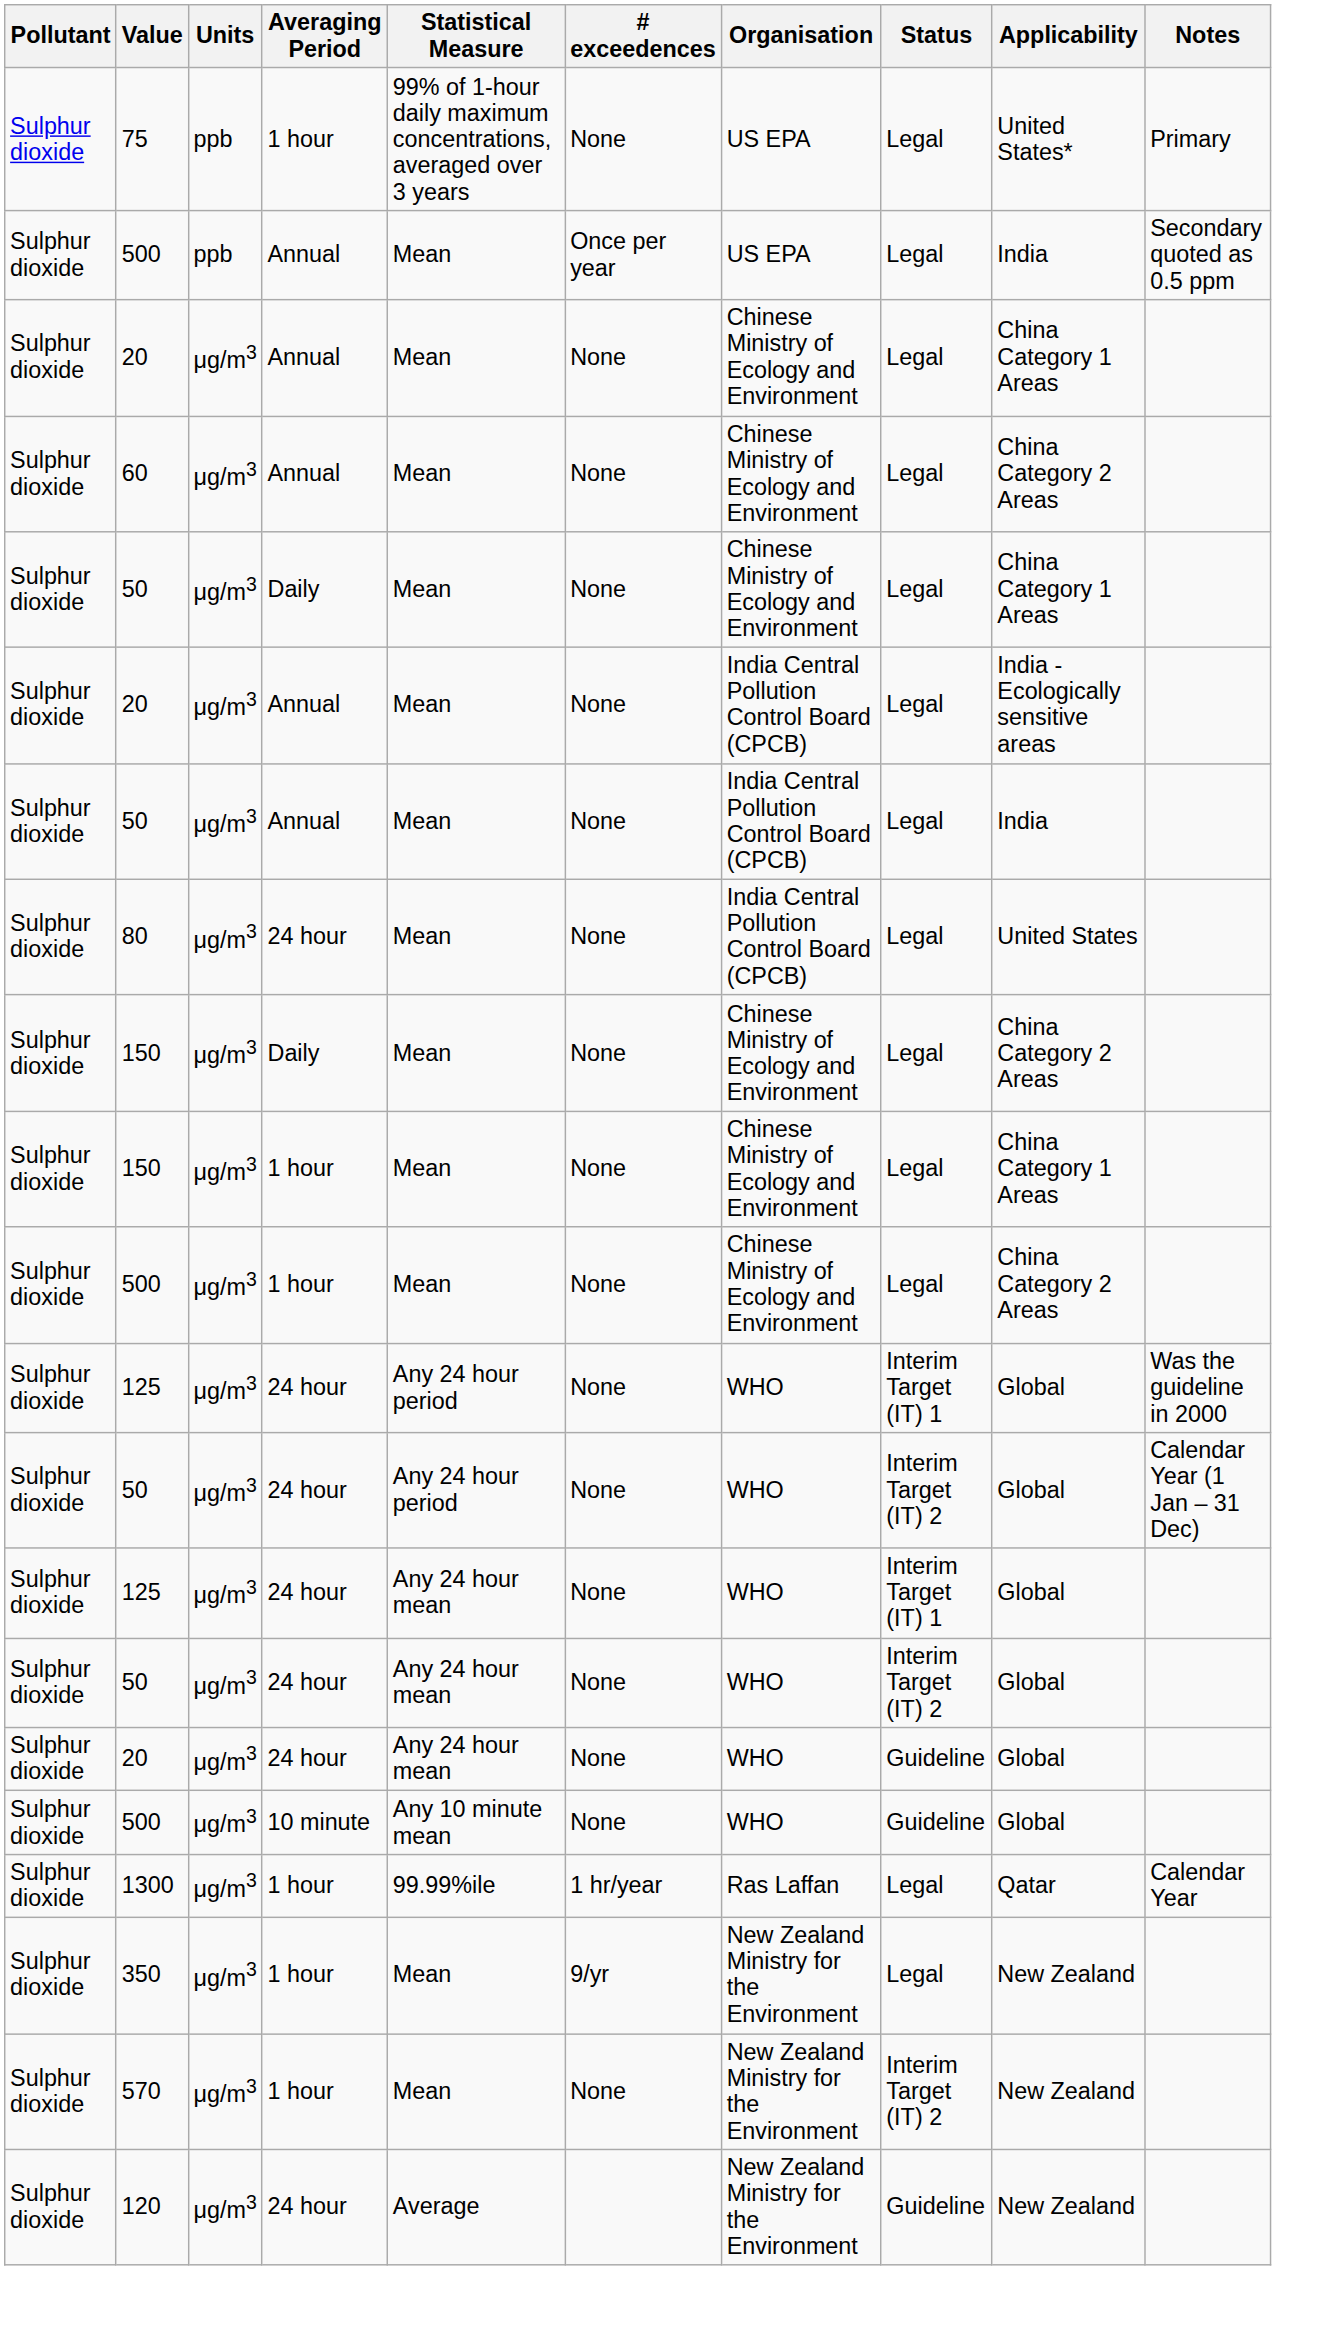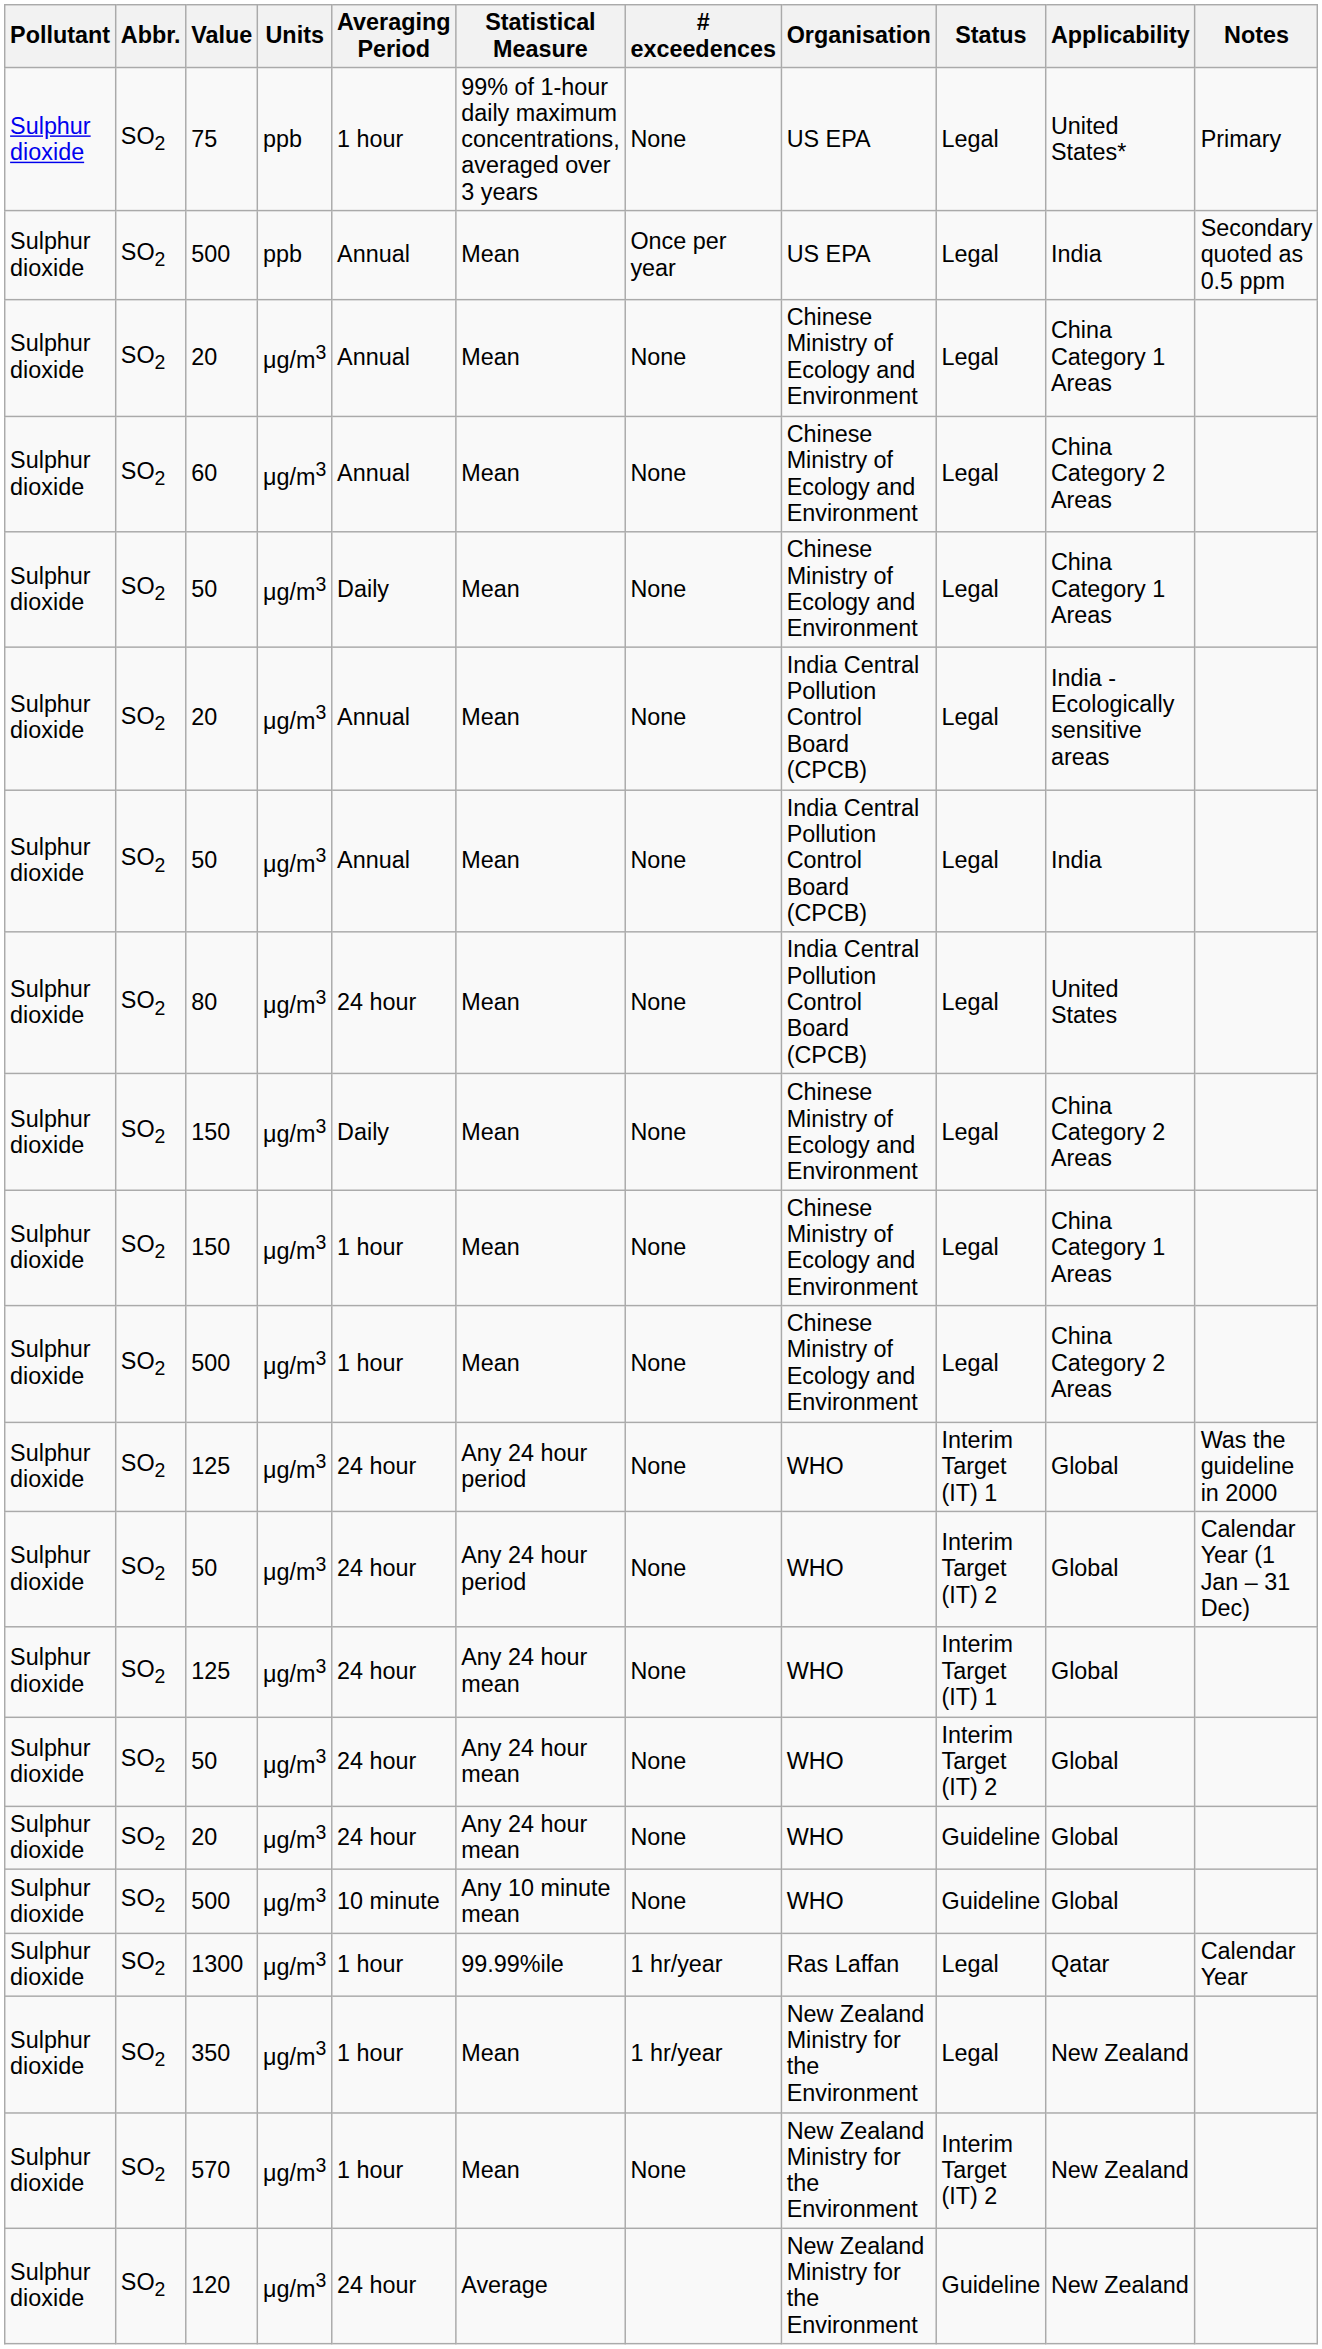+ column: (151, 36)
(590, 1975) 9/yr -> (677, 2054) 1 hr/year
